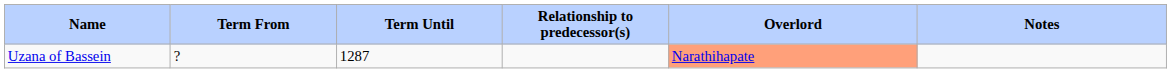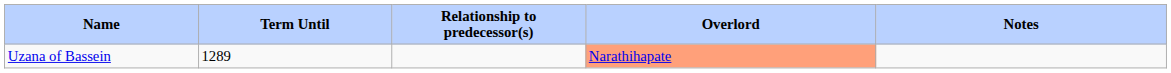- column: (253, 24)
(355, 56) 1287 -> (216, 56) 1289
